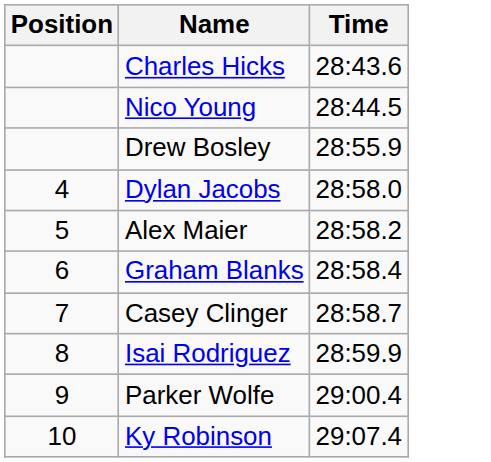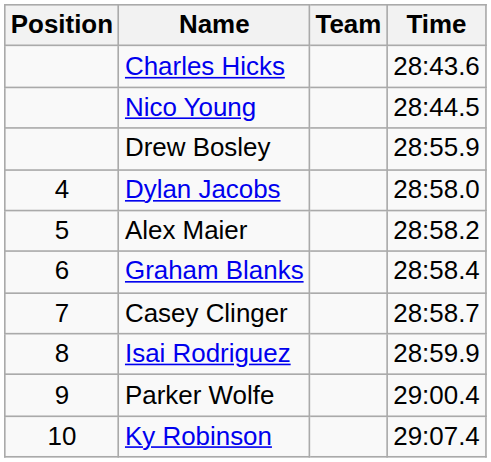+ column: (348, 25)
